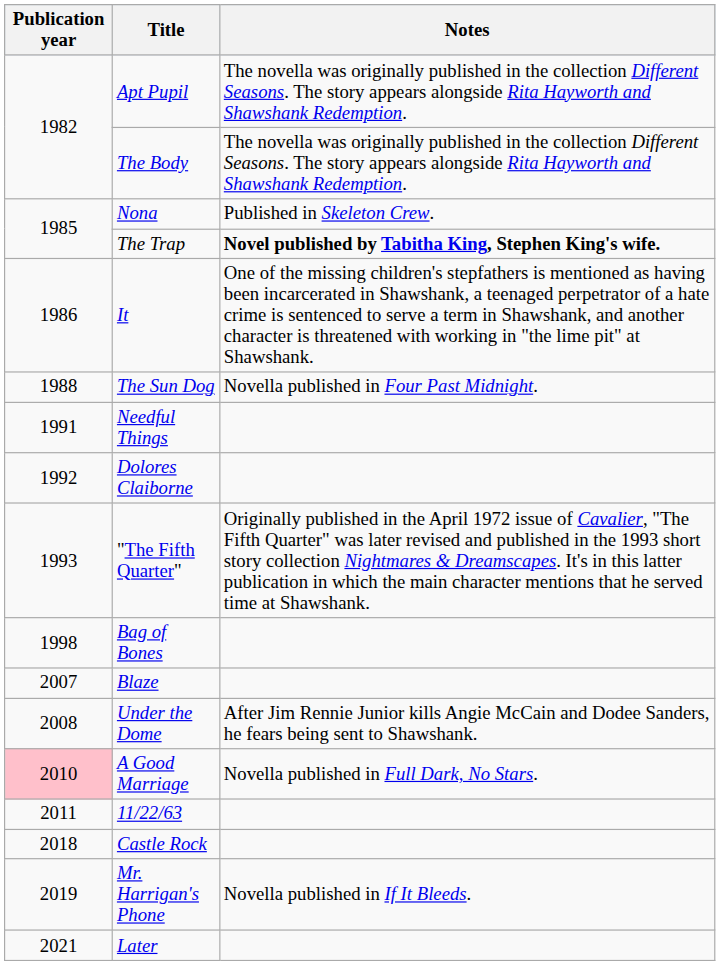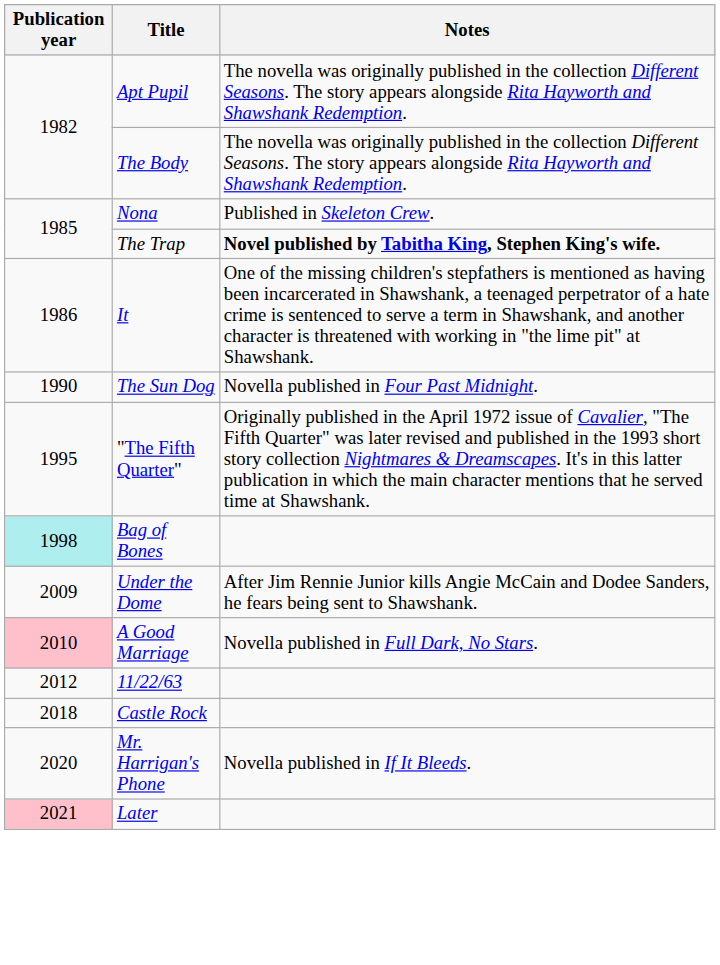(59, 387) 1988 -> (59, 387) 1990
- row: (146, 427)
- row: (155, 477)
(59, 560) 1993 -> (59, 458) 1995
(59, 642) no background -> (59, 541) paleturquoise background
- row: (138, 682)
(59, 723) 2008 -> (59, 591) 2009
(59, 814) 2011 -> (59, 682) 2012
(59, 894) 2019 -> (59, 763) 2020
(59, 945) no background -> (59, 814) pink background
